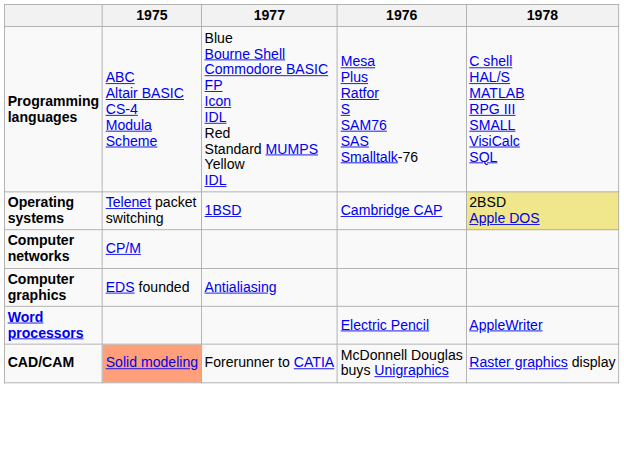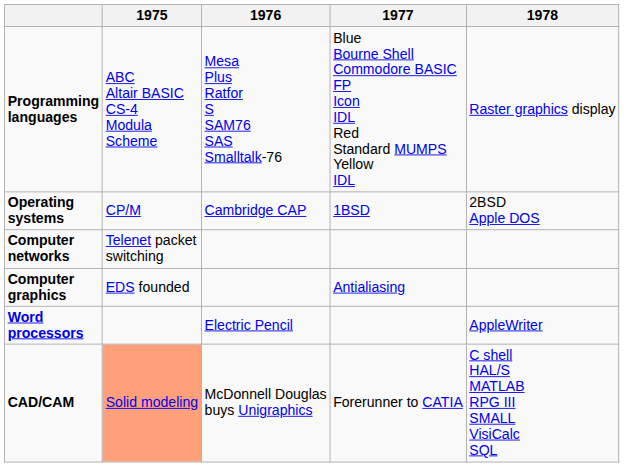columns swapped: (402, 15) <-> (269, 15)
(497, 109) C shell HAL/S MATLAB RPG III SMALL VisiCalc SQL -> (542, 109) Raster graphics display
(151, 210) Telenet packet switching -> (123, 210) CP/M
(504, 210) khaki background -> (504, 210) no background
(123, 248) CP/M -> (151, 248) Telenet packet switching
(542, 363) Raster graphics display -> (497, 403) C shell HAL/S MATLAB RPG III SMALL VisiCalc SQL
